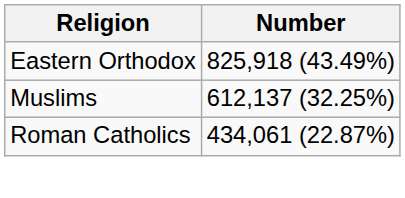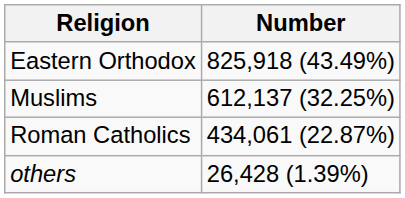+ row: (43, 173)
